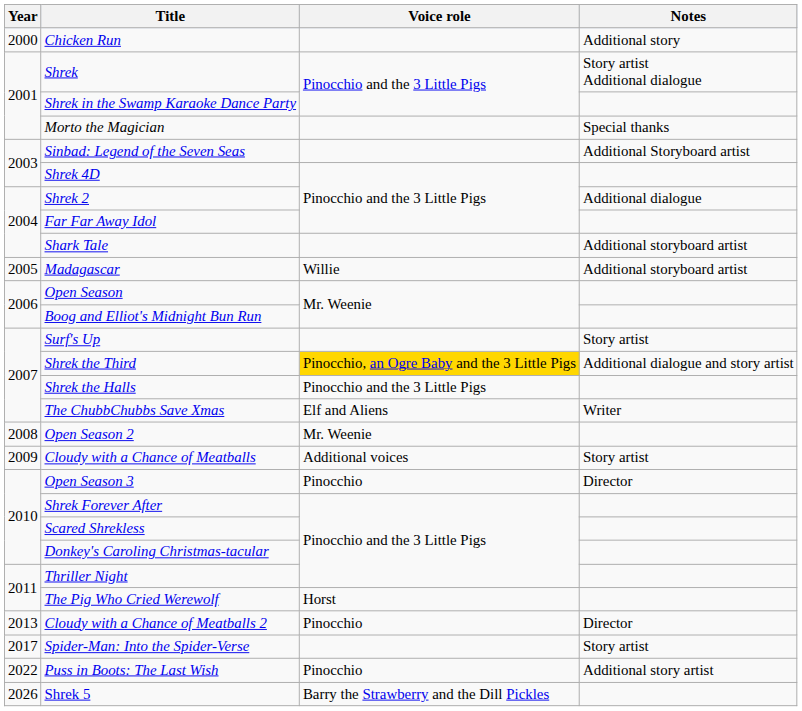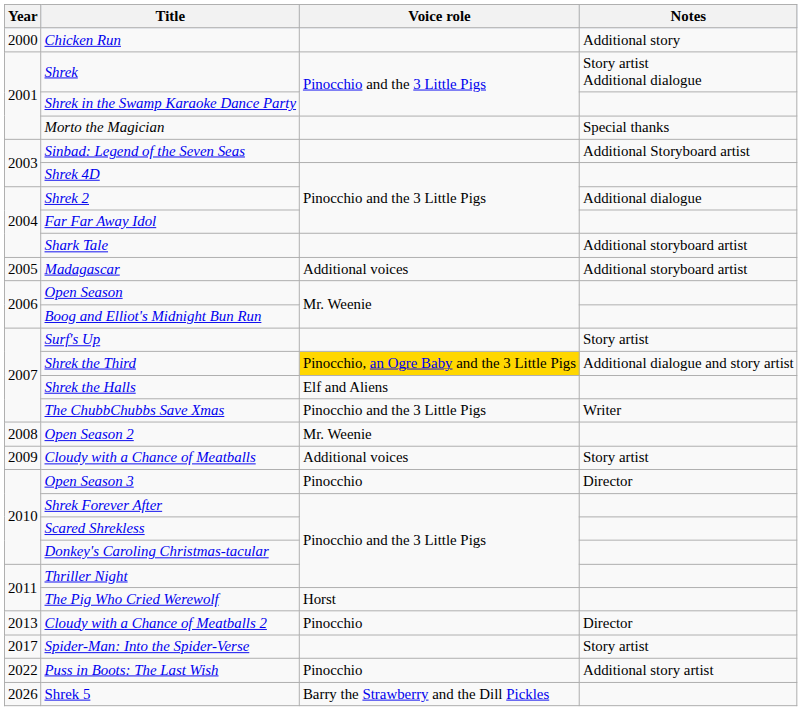(321, 269) Willie -> (356, 269) Additional voices
(394, 387) Pinocchio and the 3 Little Pigs -> (345, 387) Elf and Aliens
(345, 410) Elf and Aliens -> (394, 410) Pinocchio and the 3 Little Pigs
